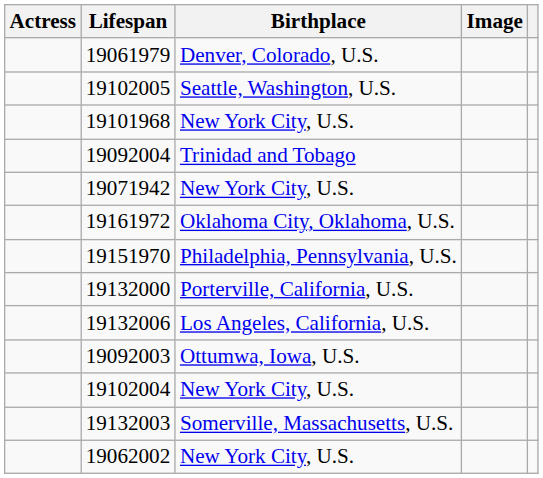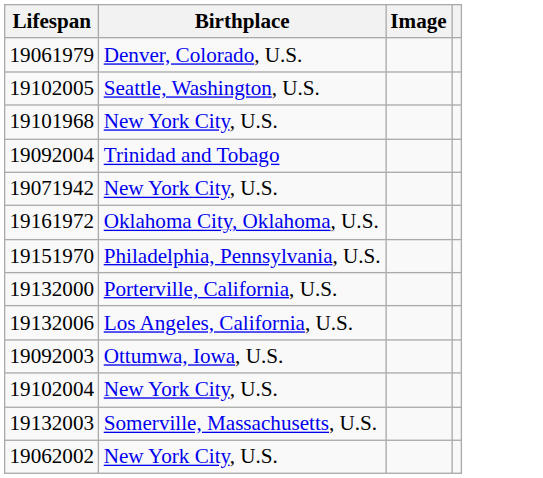- column: (43, 21)
